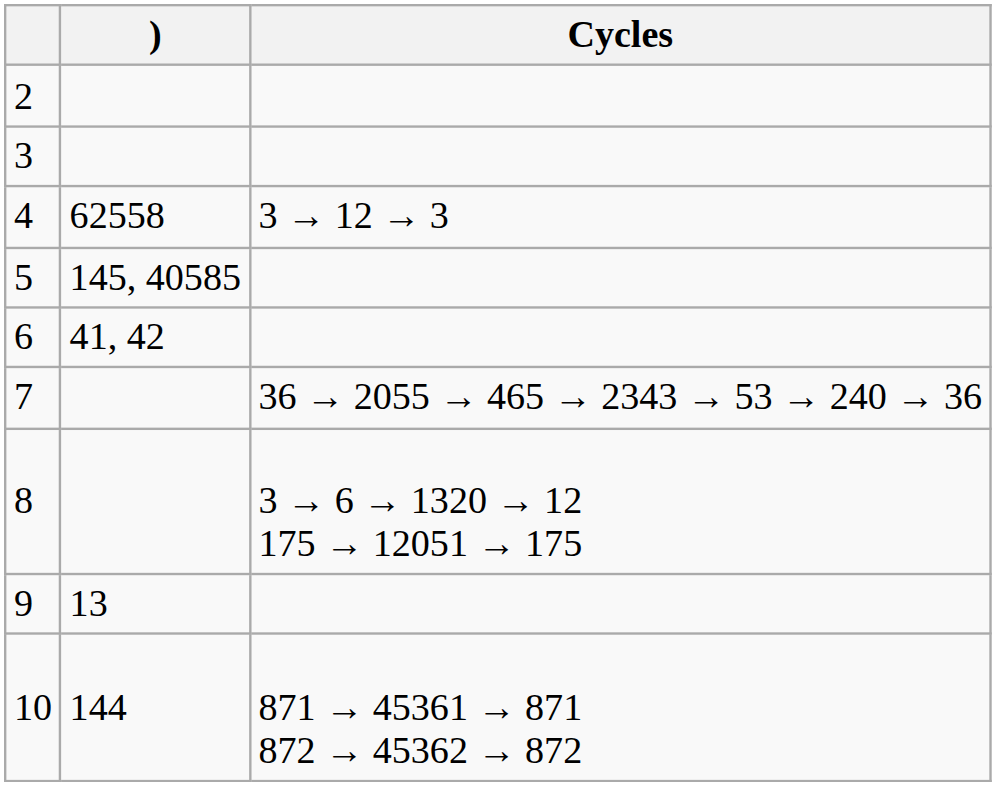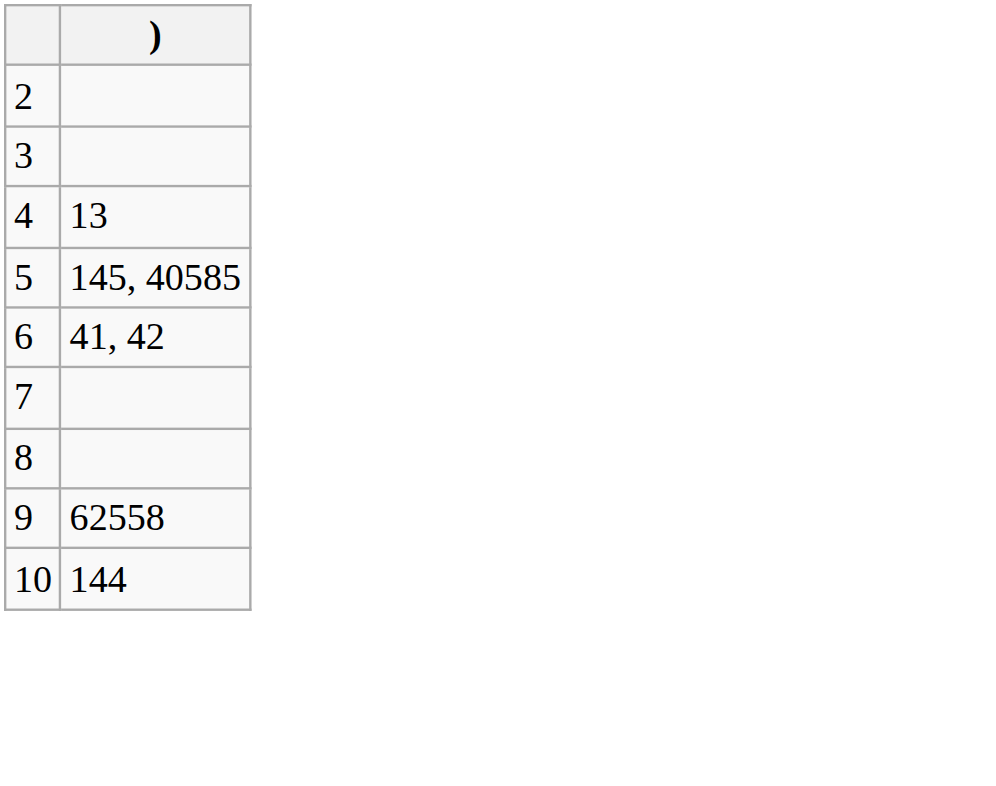- column: (620, 34)
(117, 215) 62558 -> (89, 215) 13
(89, 603) 13 -> (117, 517) 62558
